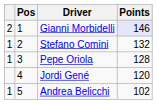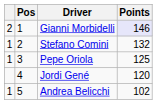(142, 60) 128 -> (142, 60) 125
